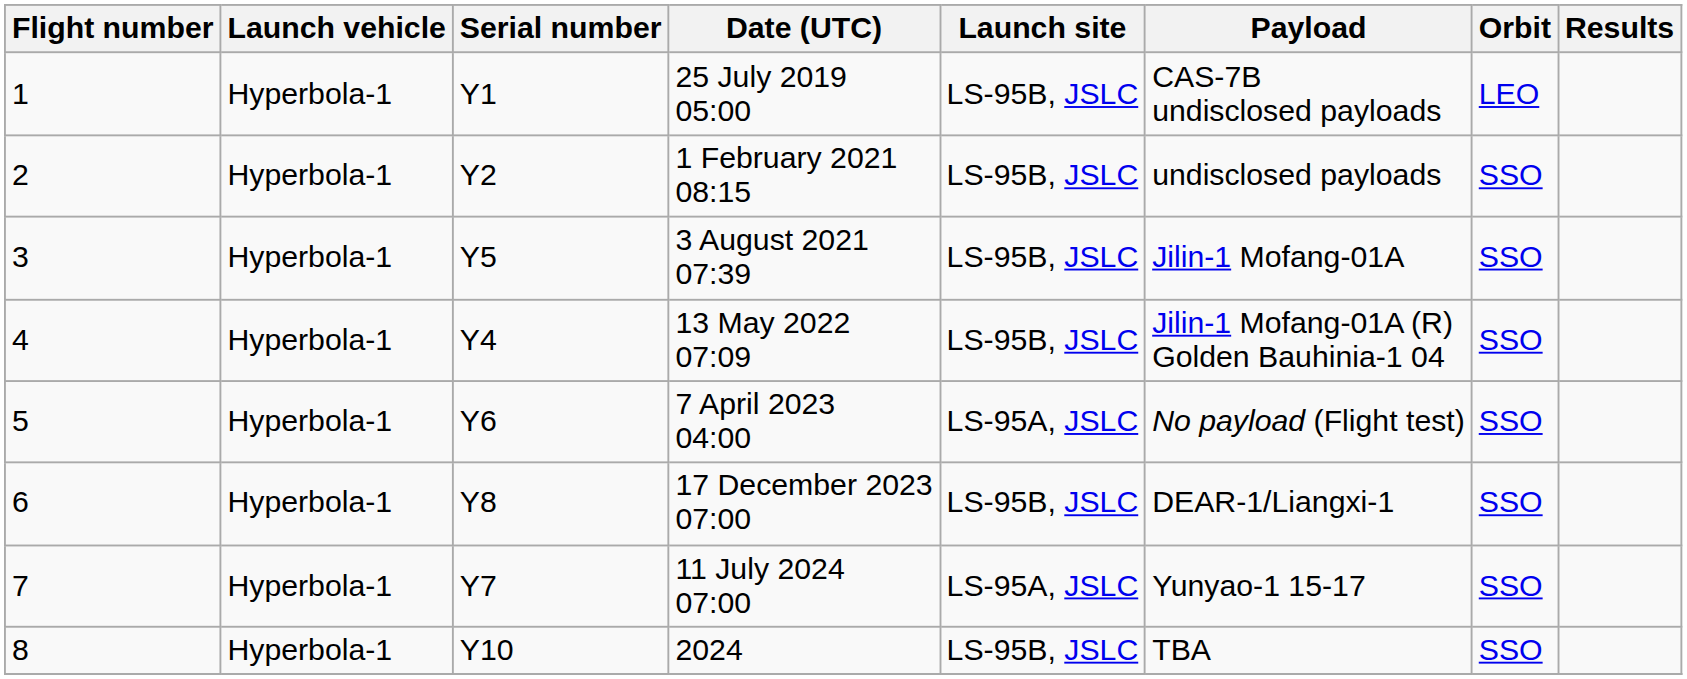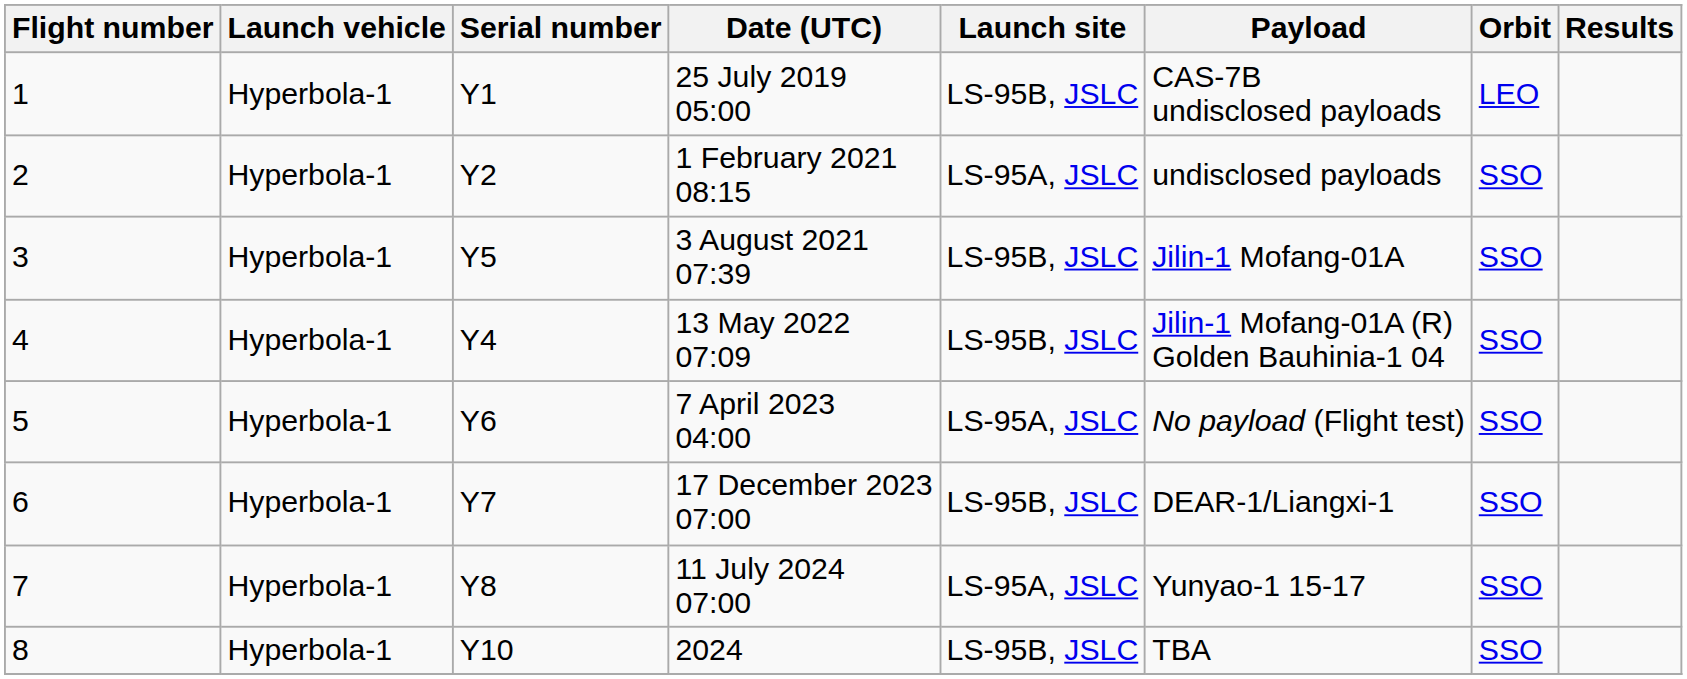(1042, 175) LS-95B, JSLC -> (1042, 175) LS-95A, JSLC
(478, 503) Y8 -> (478, 503) Y7
(478, 585) Y7 -> (478, 585) Y8
